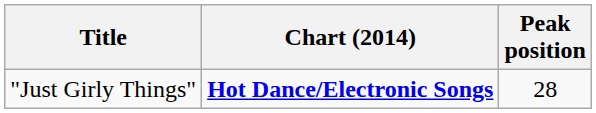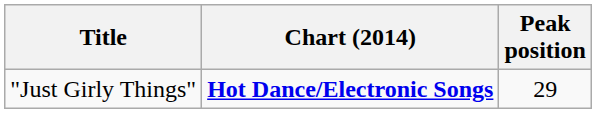(545, 88) 28 -> (545, 88) 29
